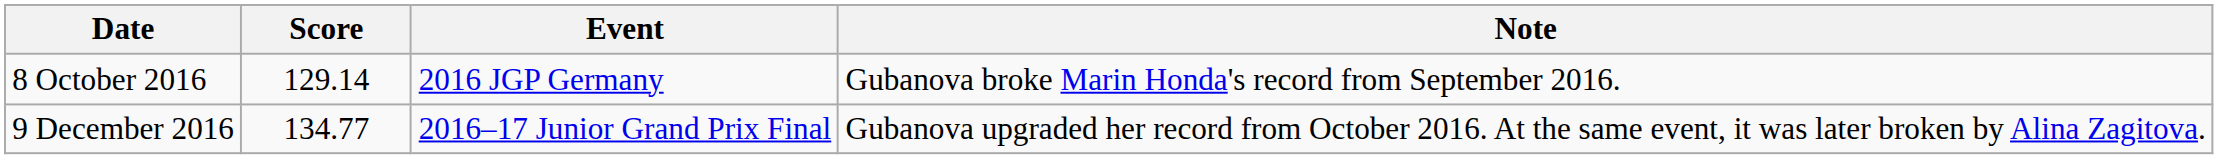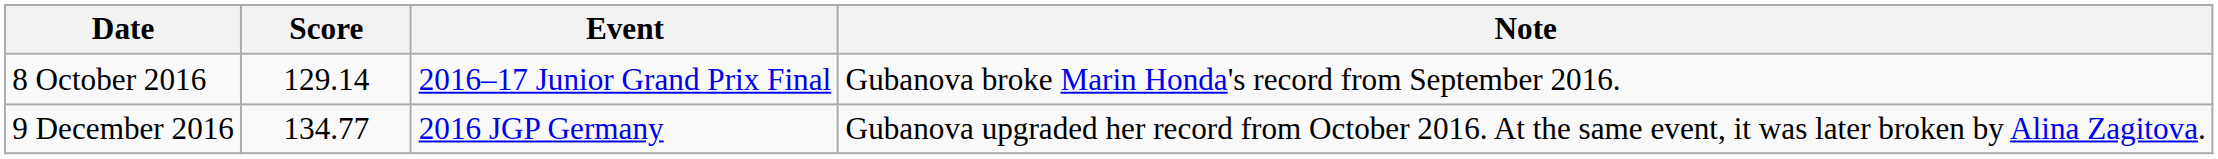(541, 78) 2016 JGP Germany -> (625, 78) 2016–17 Junior Grand Prix Final
(625, 128) 2016–17 Junior Grand Prix Final -> (541, 128) 2016 JGP Germany
